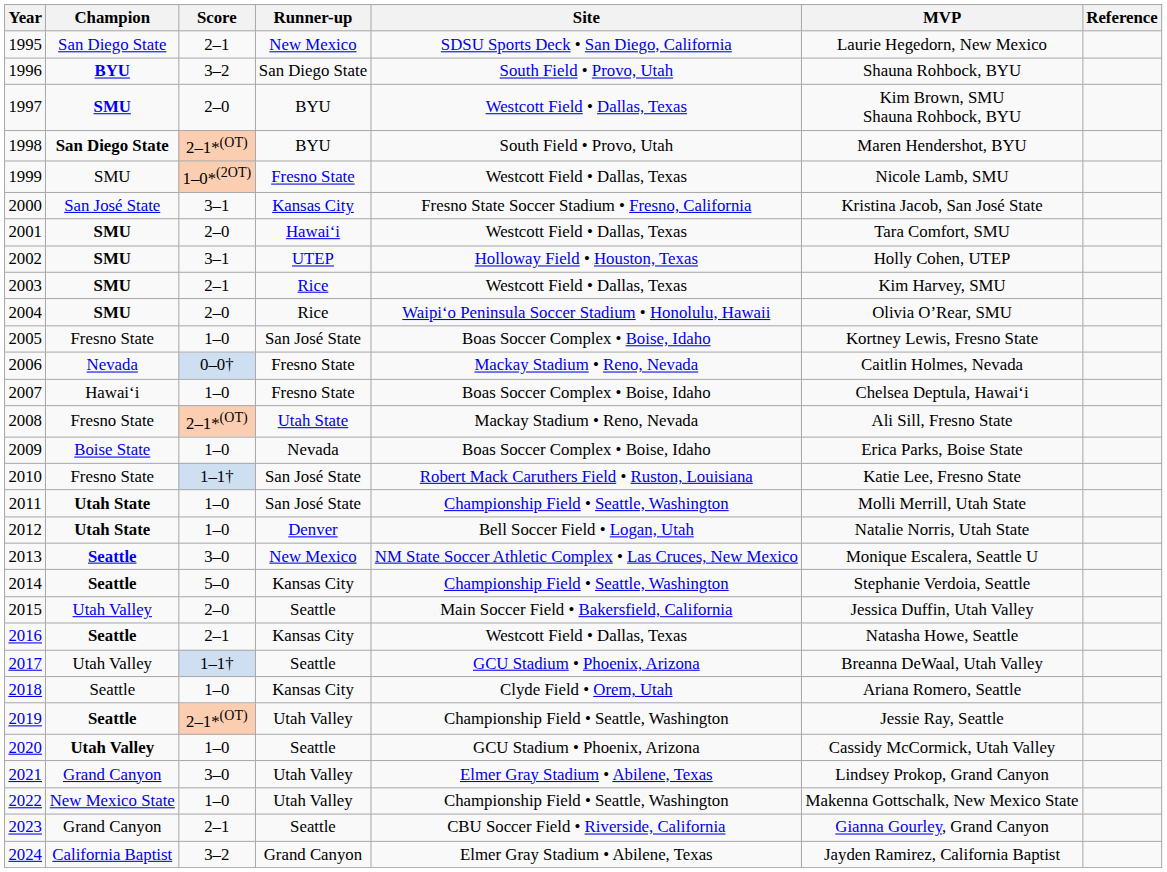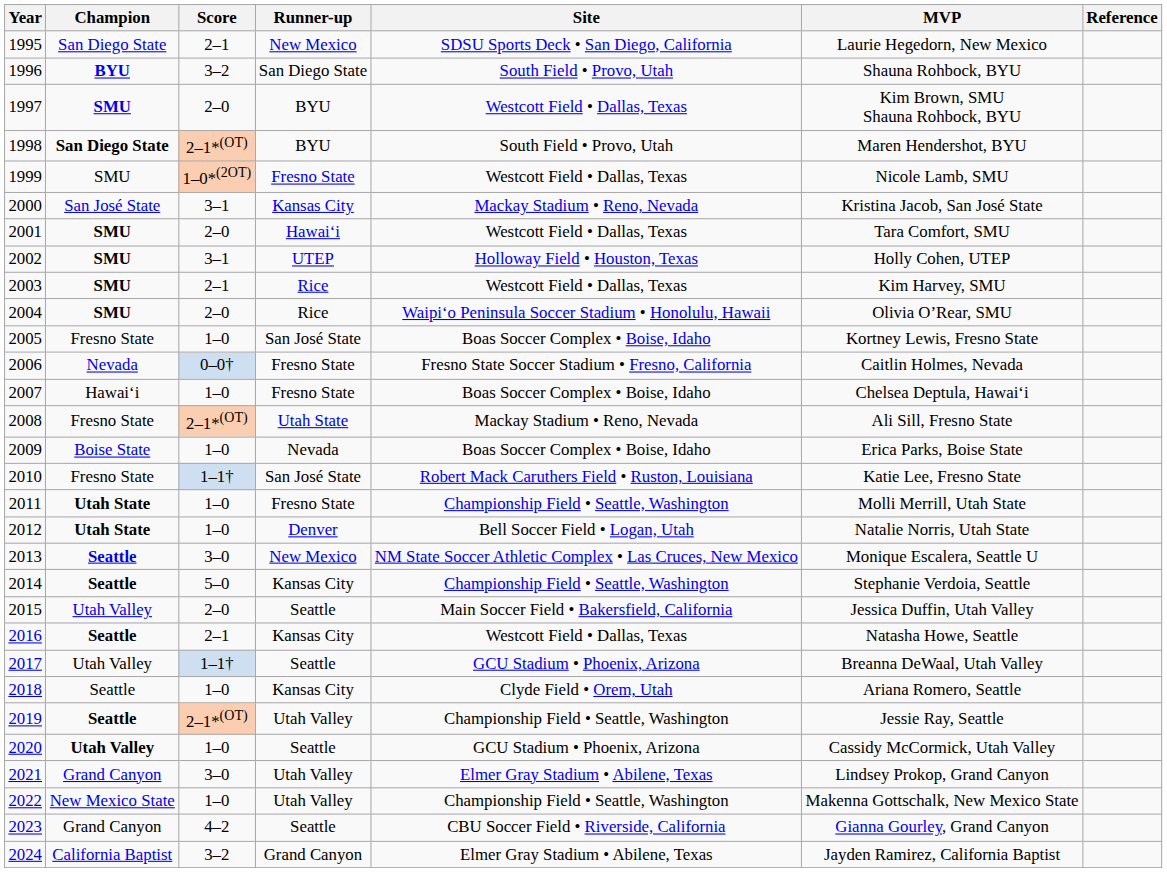(586, 205) Fresno State Soccer Stadium • Fresno, California -> (586, 205) Mackay Stadium • Reno, Nevada
(586, 365) Mackay Stadium • Reno, Nevada -> (586, 365) Fresno State Soccer Stadium • Fresno, California
(313, 503) San José State -> (313, 503) Fresno State
(217, 827) 2–1 -> (217, 827) 4–2
